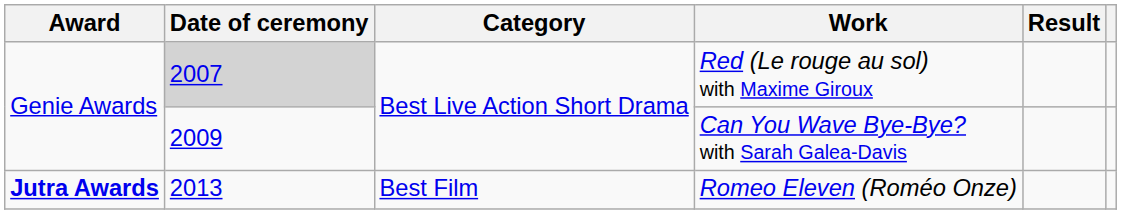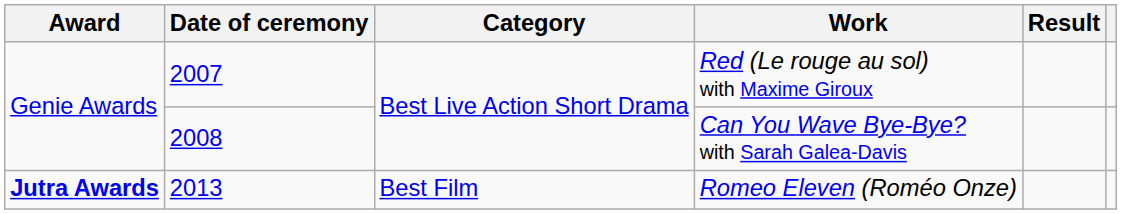(196, 74) lightgrey background -> (196, 74) no background
(196, 138) 2009 -> (196, 138) 2008
